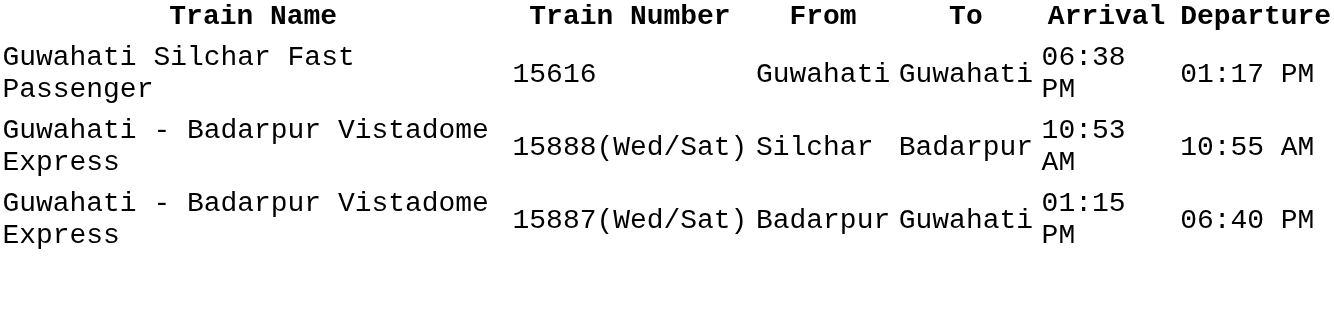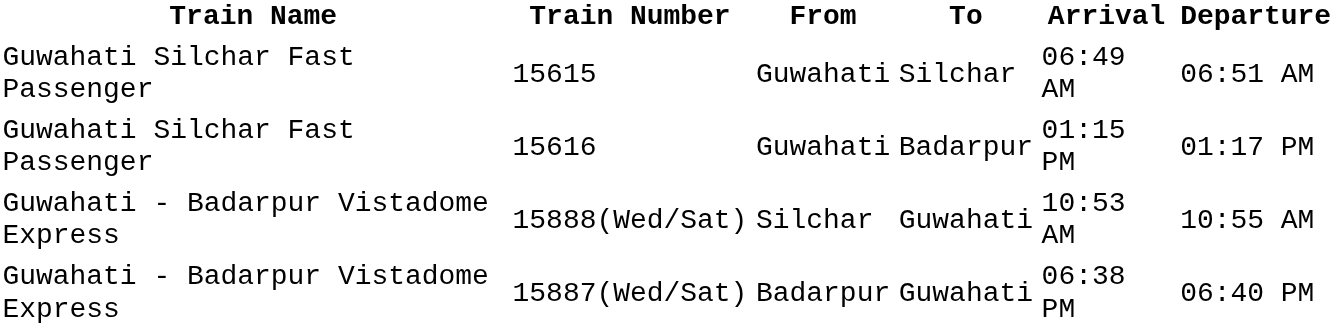+ row: (555, 74)
(966, 74) Guwahati -> (966, 147) Badarpur
(1084, 74) 06:38 PM -> (1084, 147) 01:15 PM
(966, 147) Badarpur -> (966, 220) Guwahati
(1084, 220) 01:15 PM -> (1084, 293) 06:38 PM
